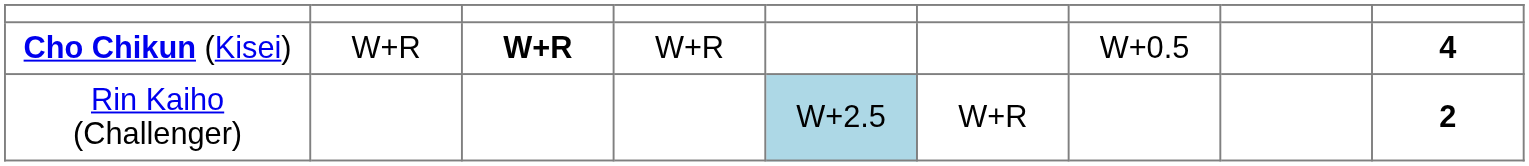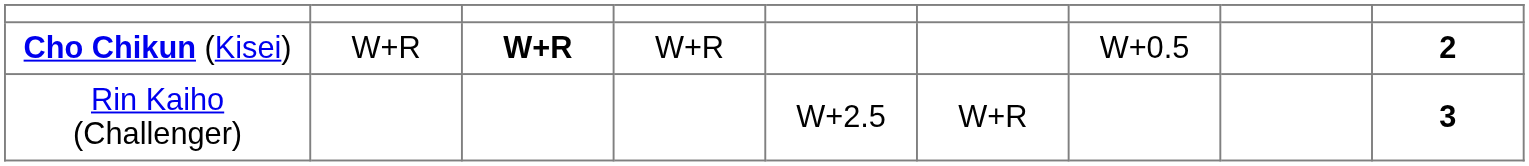(1448, 47) 4 -> (1448, 47) 2
(841, 116) lightblue background -> (841, 116) no background
(1448, 116) 2 -> (1448, 116) 3
